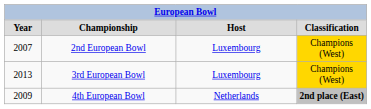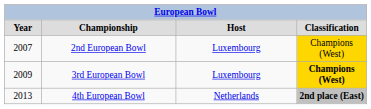(23, 75) 2013 -> (23, 75) 2009
(332, 75) normal -> (332, 75) bold
(23, 96) 2009 -> (23, 96) 2013
